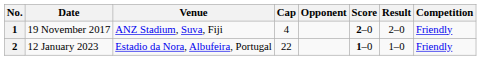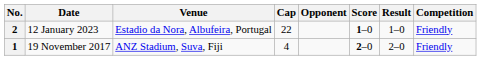rows swapped: (15, 30) <-> (15, 47)
